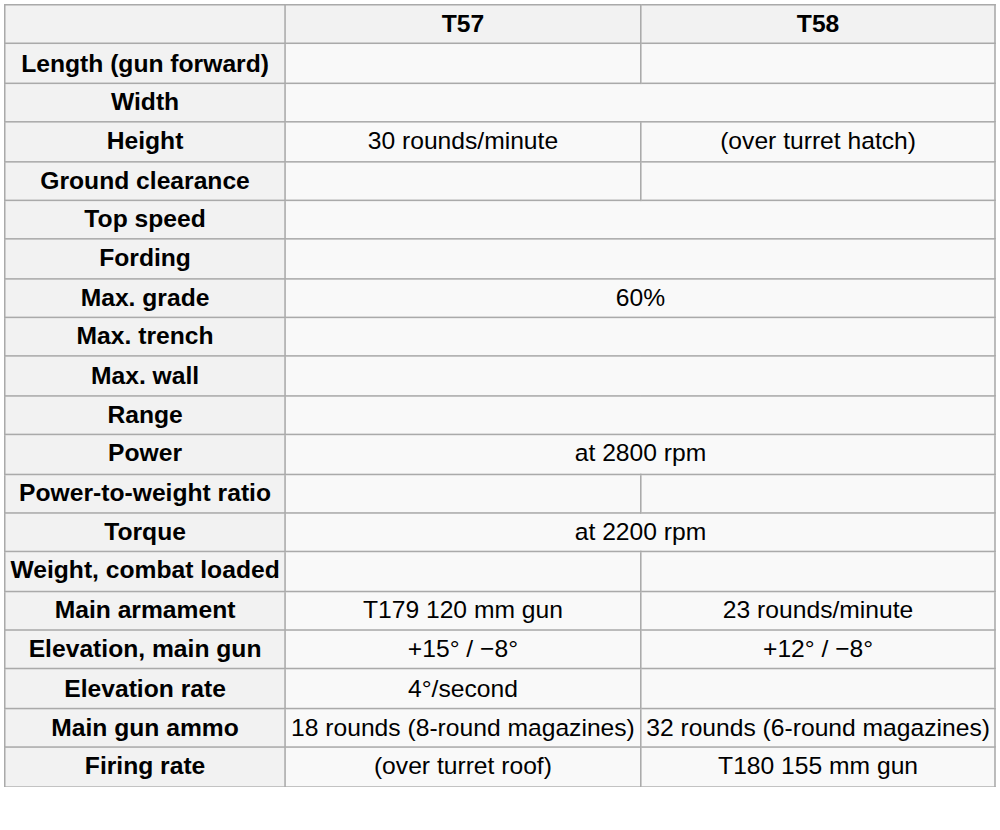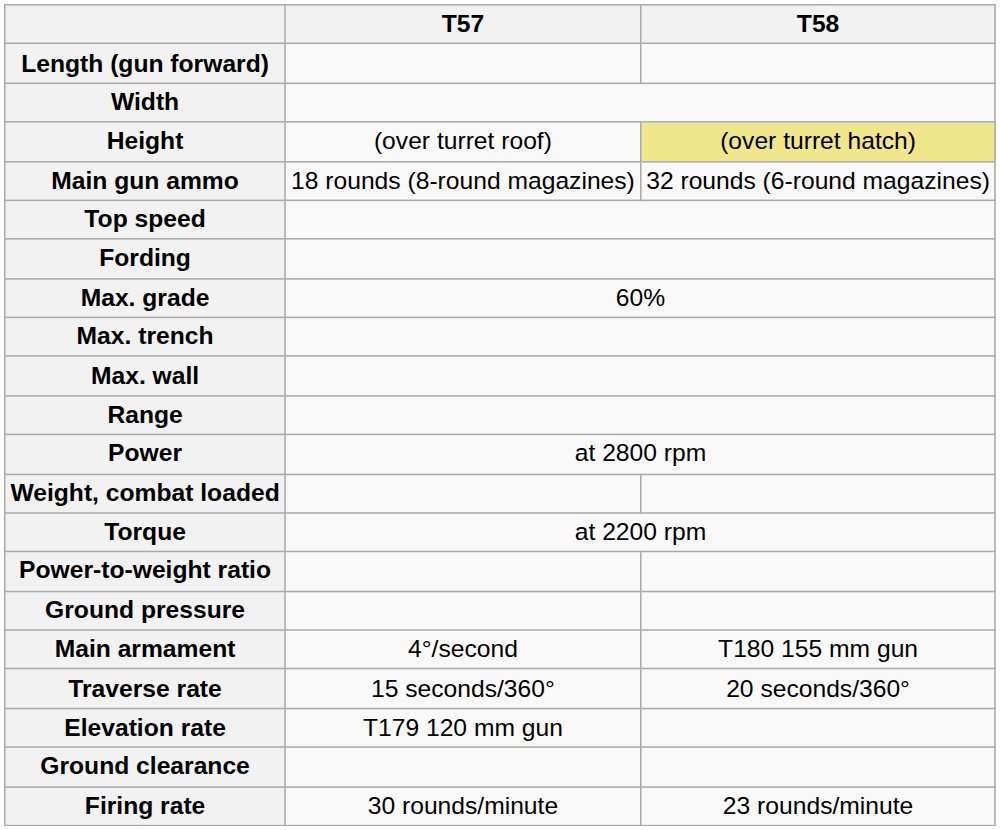(463, 141) 30 rounds/minute -> (463, 141) (over turret roof)
(818, 141) no background -> (818, 141) khaki background
rows swapped: (145, 180) <-> (145, 727)
rows swapped: (145, 492) <-> (145, 571)
+ row: (145, 610)
(463, 610) T179 120 mm gun -> (463, 649) 4°/second
(818, 610) 23 rounds/minute -> (818, 649) T180 155 mm gun
- row: (145, 649)
+ row: (145, 688)
(463, 688) 4°/second -> (463, 727) T179 120 mm gun
(463, 766) (over turret roof) -> (463, 805) 30 rounds/minute
(818, 766) T180 155 mm gun -> (818, 805) 23 rounds/minute
